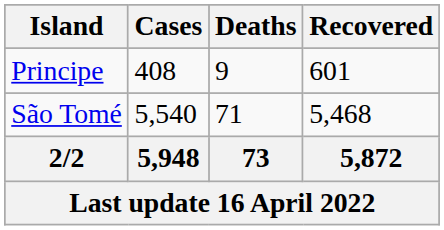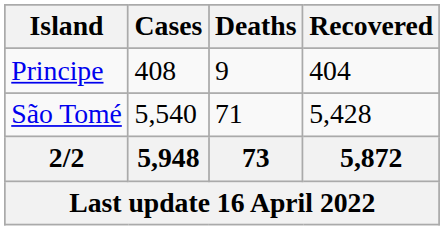(330, 70) 601 -> (330, 70) 404
(340, 114) 5,468 -> (340, 114) 5,428
